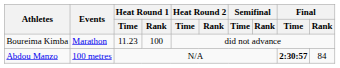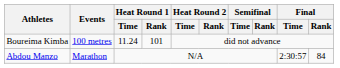(90, 41) Marathon -> (92, 41) 100 metres
(128, 41) 11.23 -> (128, 41) 11.24
(156, 41) 100 -> (156, 41) 101
(92, 56) 100 metres -> (90, 56) Marathon
(293, 56) bold -> (293, 56) normal
